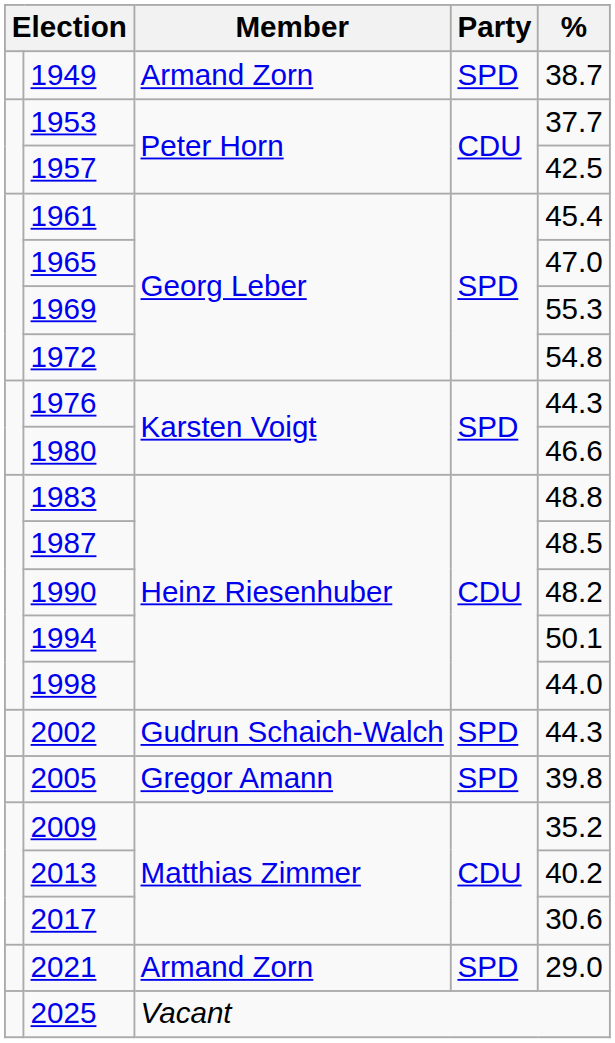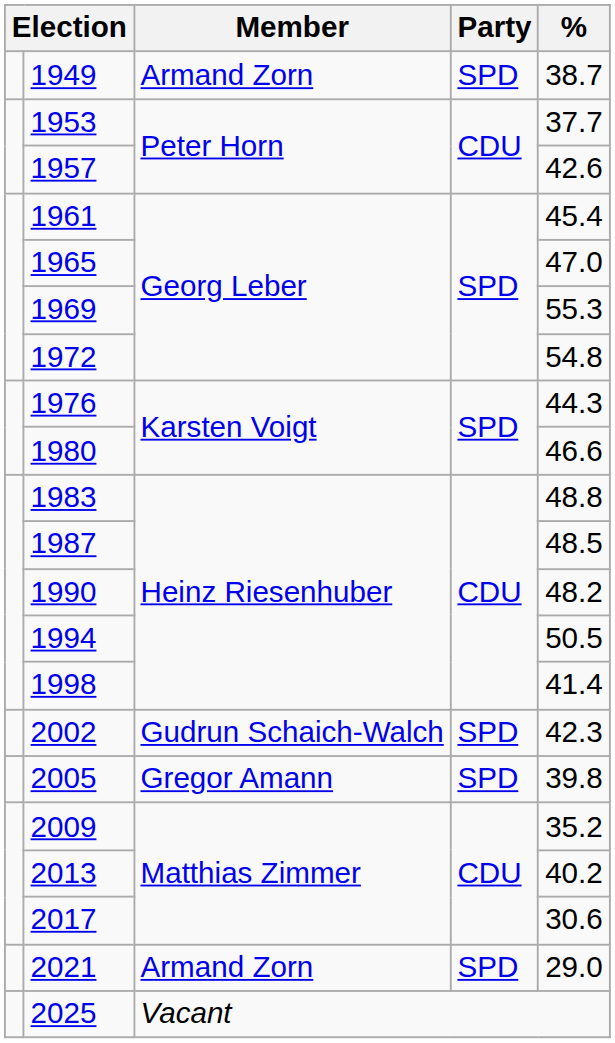(574, 168) 42.5 -> (574, 168) 42.6
(574, 638) 50.1 -> (574, 638) 50.5
(574, 685) 44.0 -> (574, 685) 41.4
(574, 732) 44.3 -> (574, 732) 42.3
